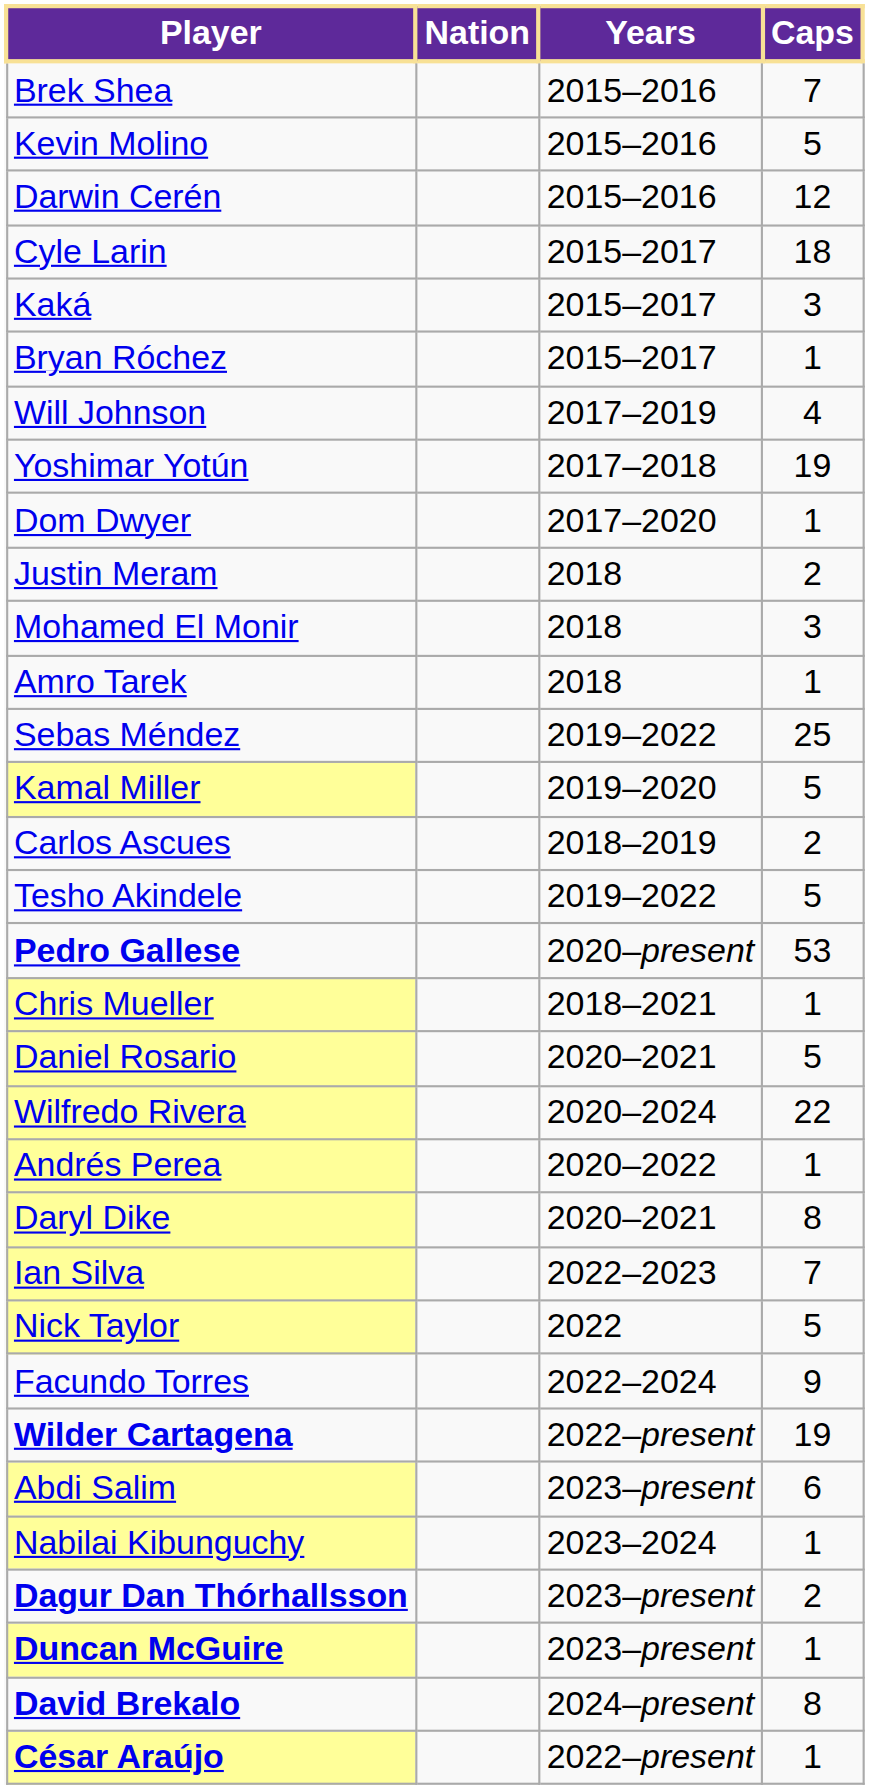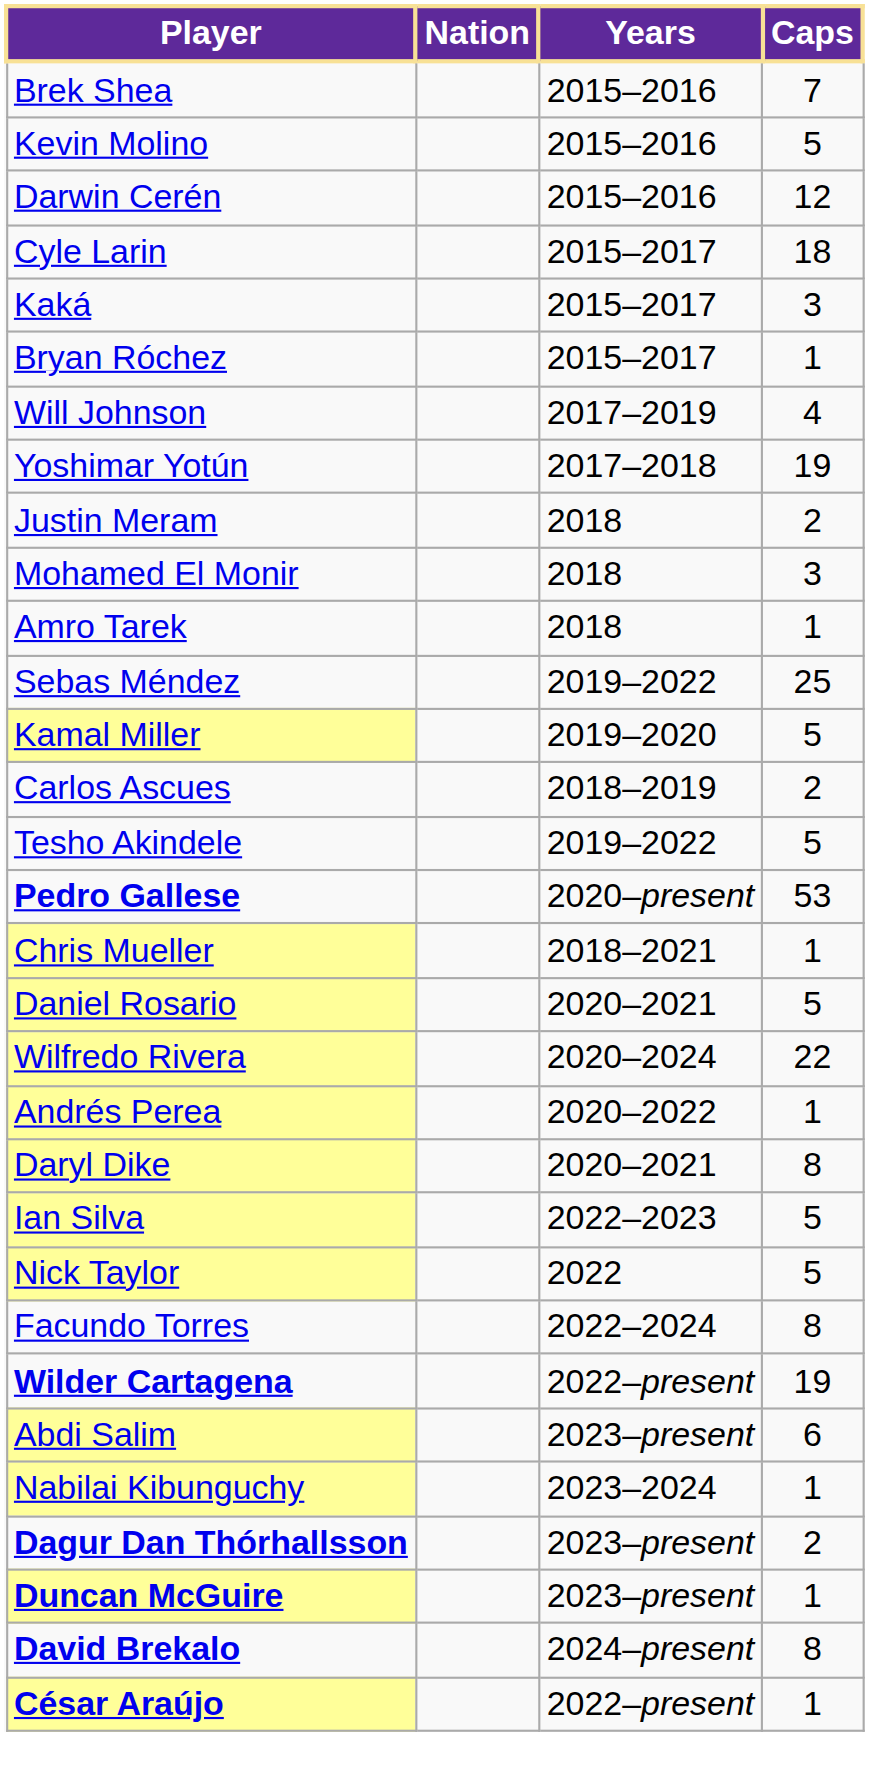- row: (103, 519)
(812, 1272) 7 -> (812, 1219) 5
(812, 1380) 9 -> (812, 1326) 8
